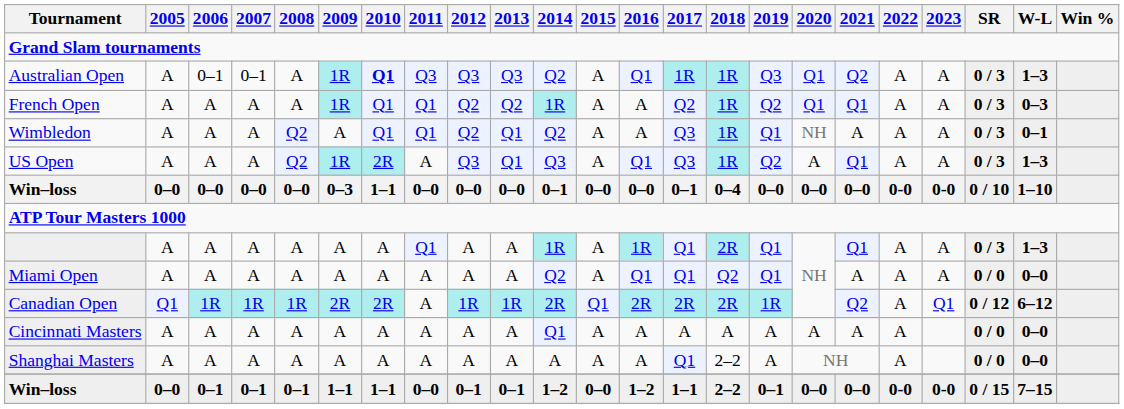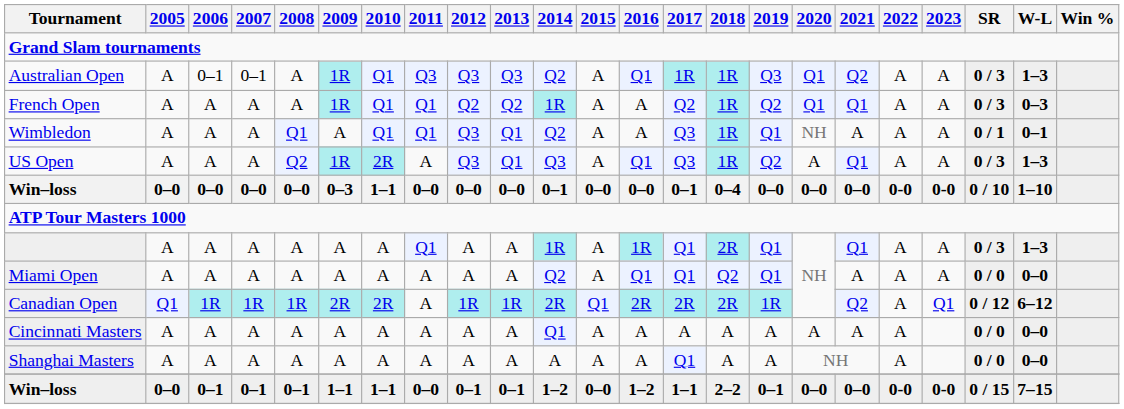(383, 75) bold -> (383, 75) normal
(297, 132) Q2 -> (297, 132) Q1
(469, 132) Q2 -> (469, 132) Q3
(989, 132) 0 / 3 -> (989, 132) 0 / 1
(728, 359) 2–2 -> (728, 359) A
